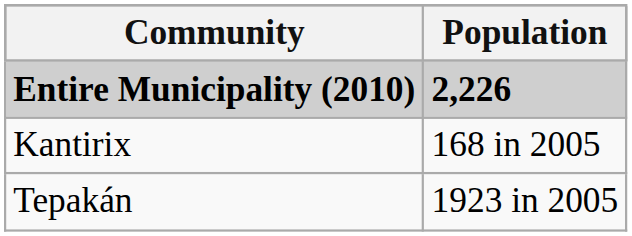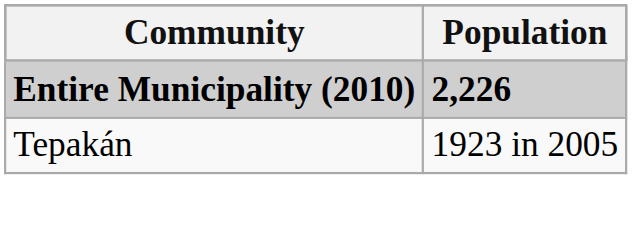- row: (72, 144)
